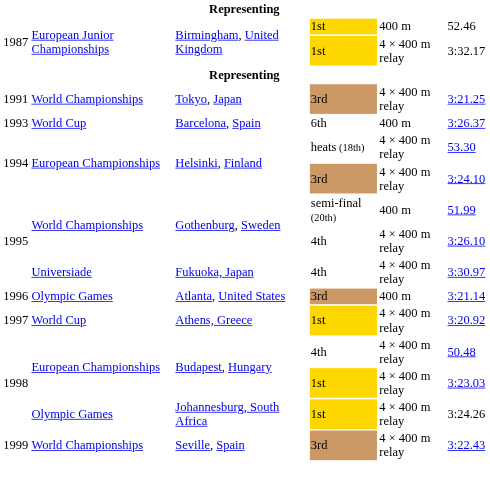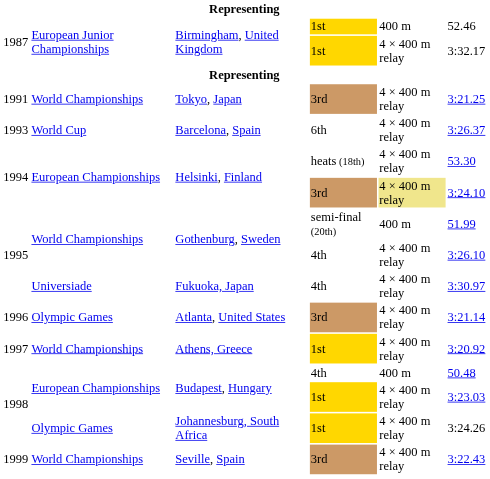(395, 123) 400 m -> (405, 130) 4 × 400 m relay
(405, 178) no background -> (405, 192) khaki background
(395, 296) 400 m -> (405, 317) 4 × 400 m relay
(59, 320) World Cup -> (87, 348) World Championships
(405, 351) 4 × 400 m relay -> (395, 372) 400 m
